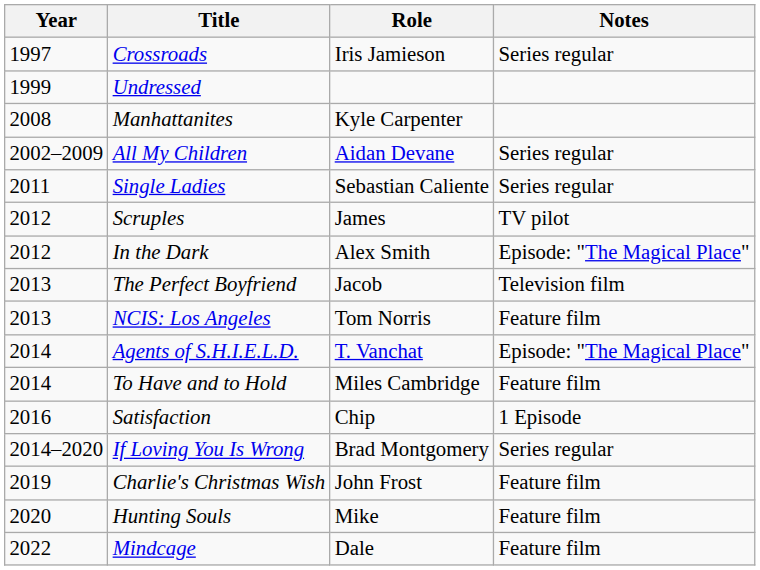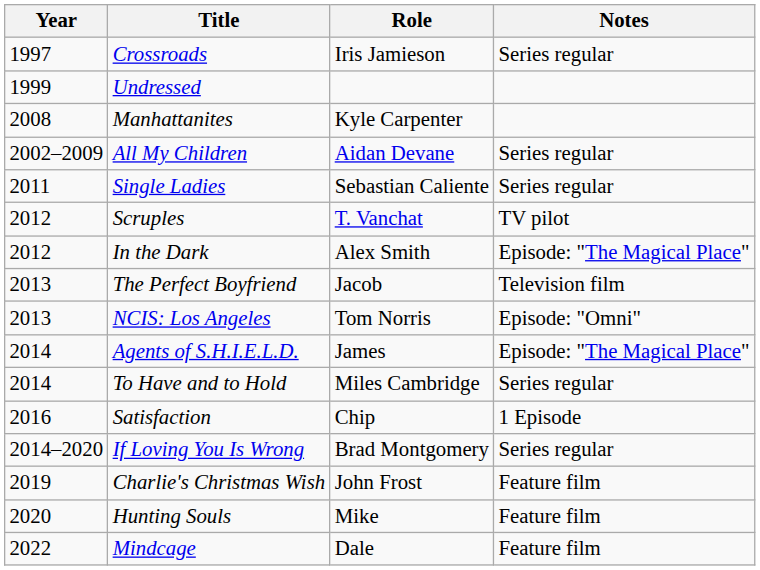(360, 218) James -> (379, 218) T. Vanchat
(550, 317) Feature film -> (570, 317) Episode: "Omni"
(379, 350) T. Vanchat -> (360, 350) James
(550, 383) Feature film -> (556, 383) Series regular
